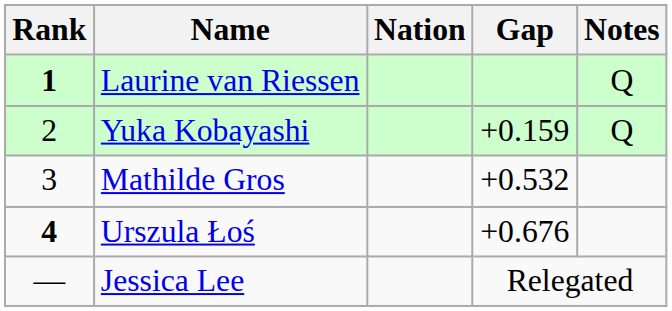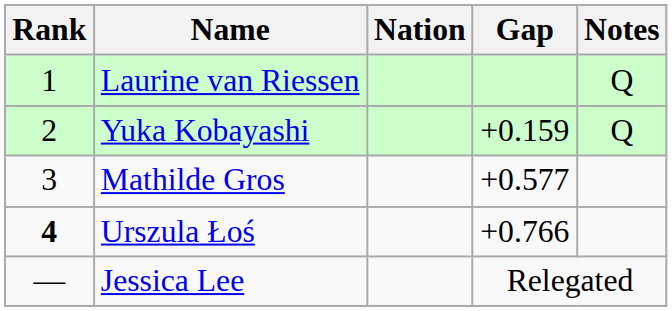(49, 79) bold -> (49, 79) normal
(525, 180) +0.532 -> (525, 180) +0.577
(525, 230) +0.676 -> (525, 230) +0.766
